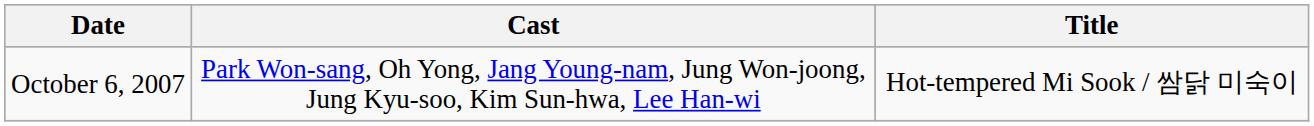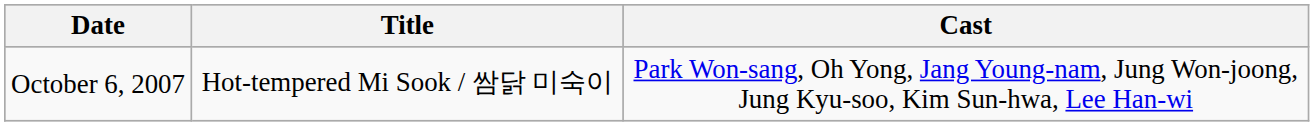columns swapped: (1092, 25) <-> (533, 25)
